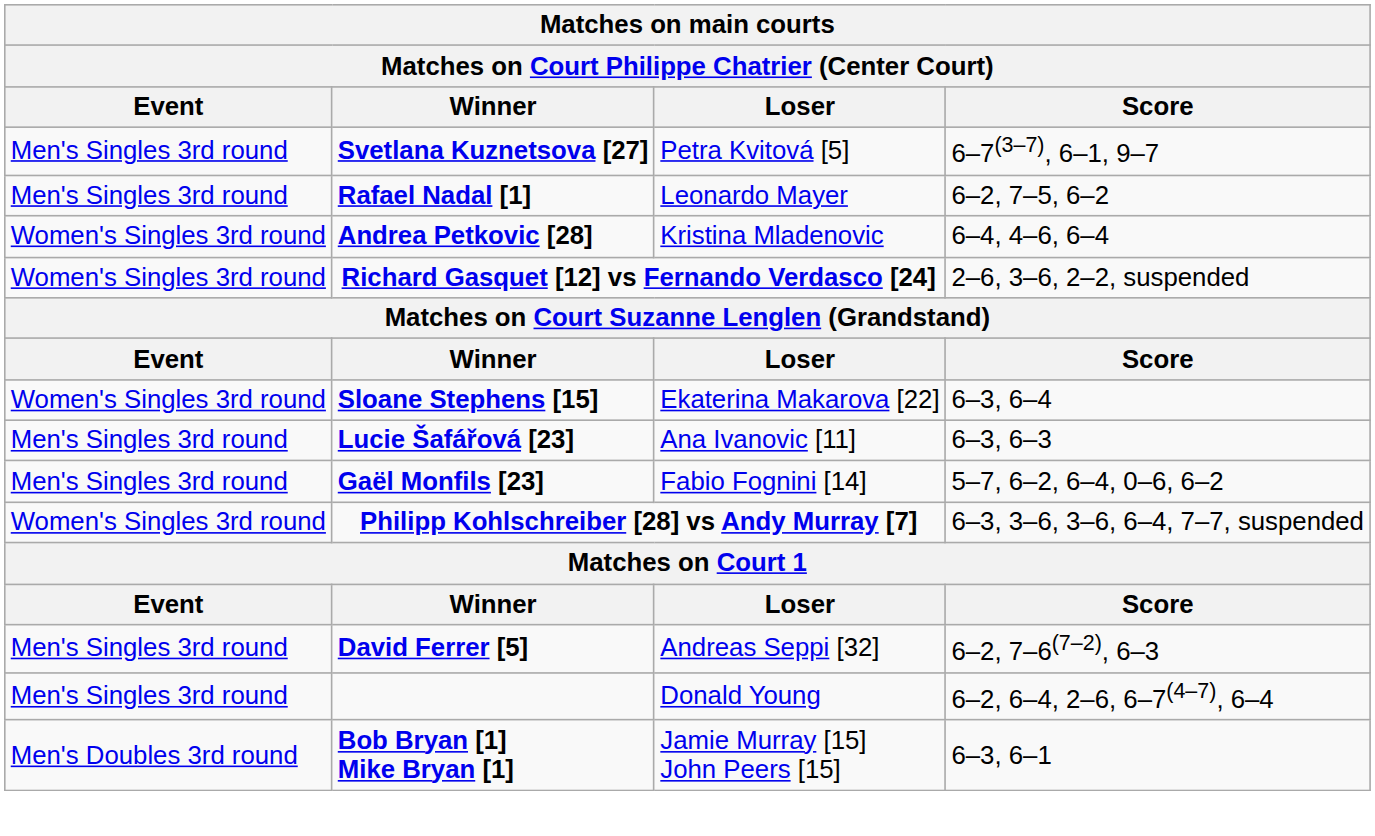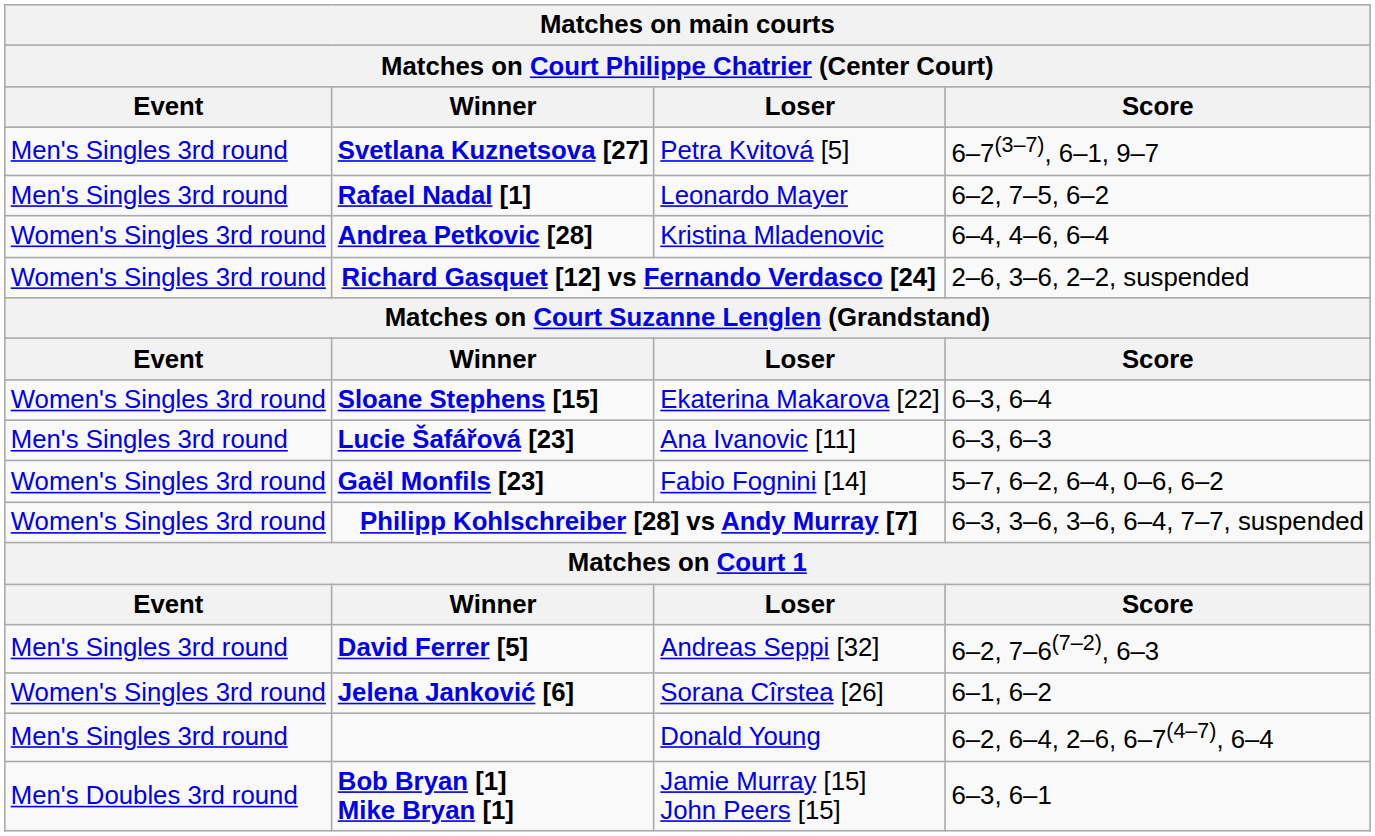(149, 481) Men's Singles 3rd round -> (168, 481) Women's Singles 3rd round
+ row: (456, 692)
